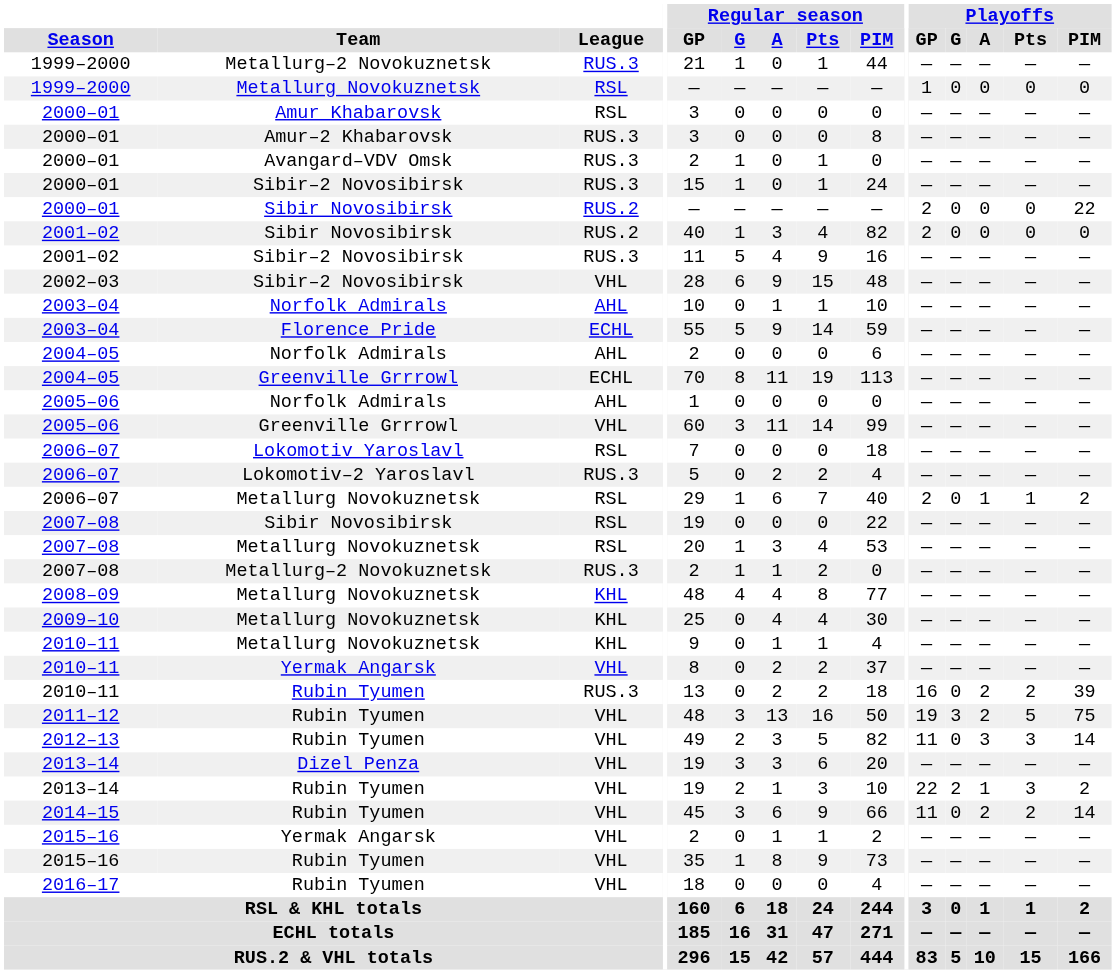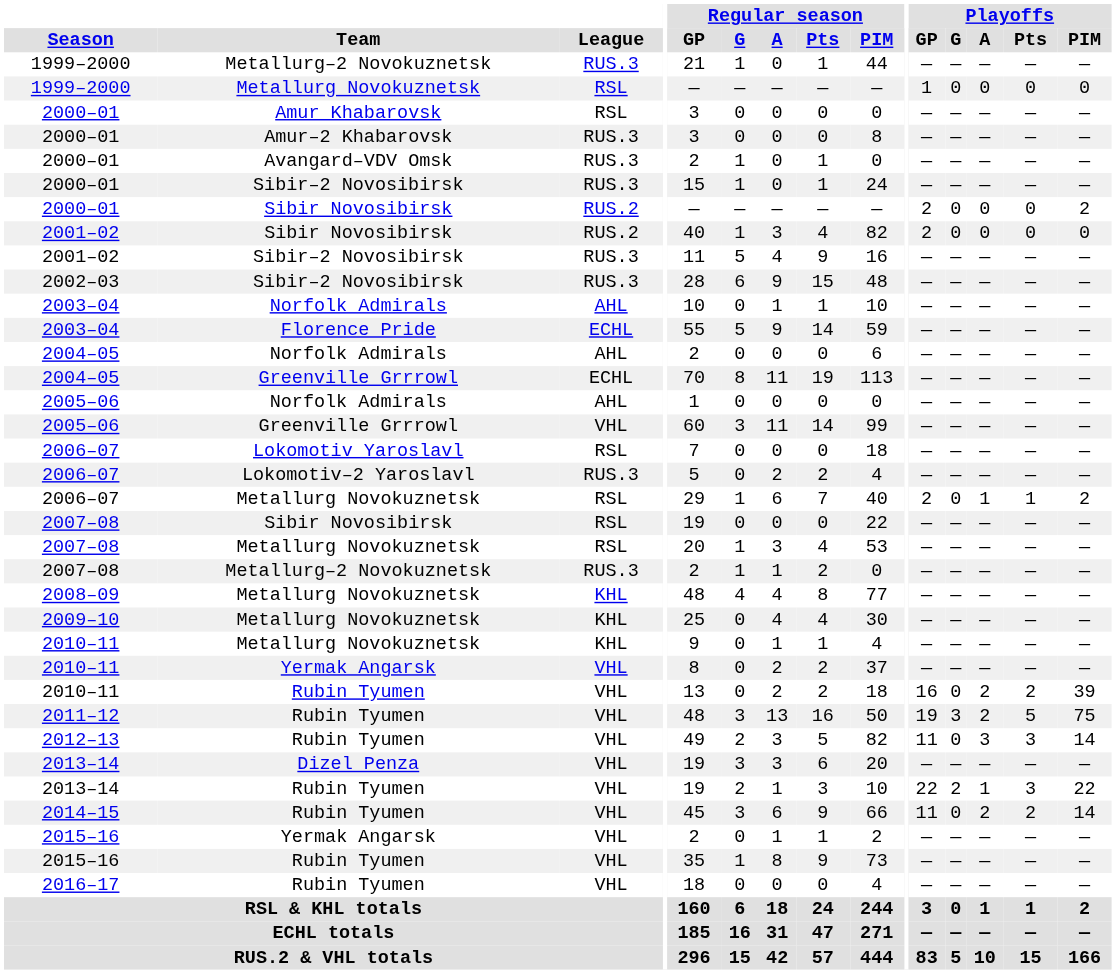(1085, 209) 22 -> (1085, 209) 2
(611, 282) VHL -> (611, 282) RUS.3
(611, 692) RUS.3 -> (611, 692) VHL
(1085, 789) 2 -> (1085, 789) 22
